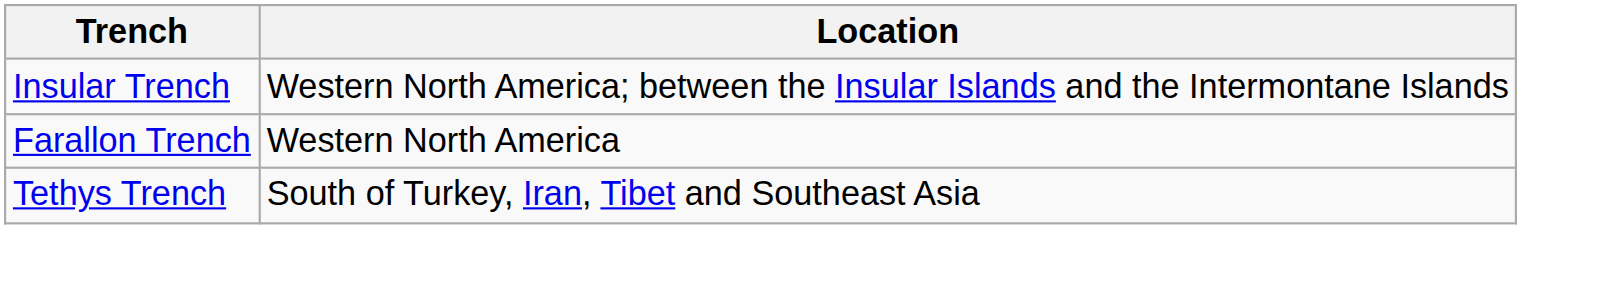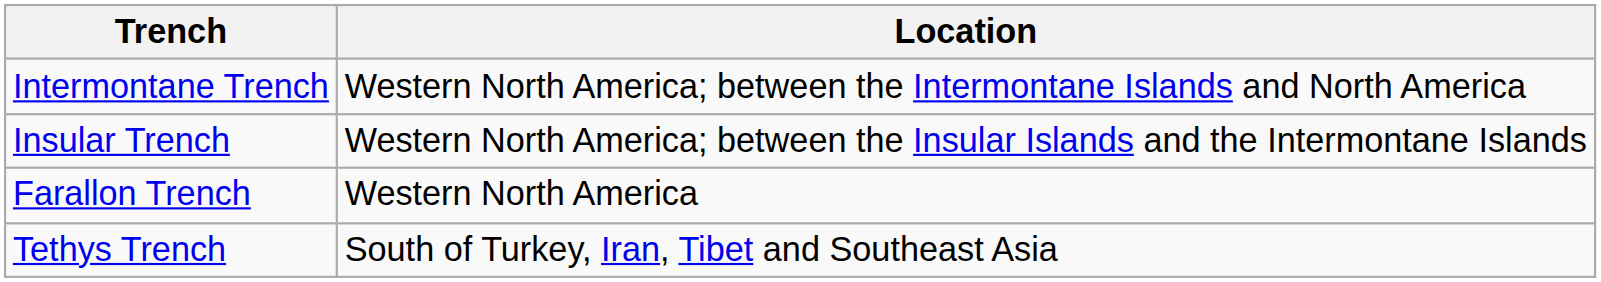+ row: (171, 85)
